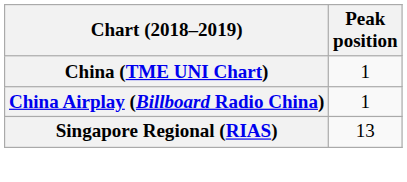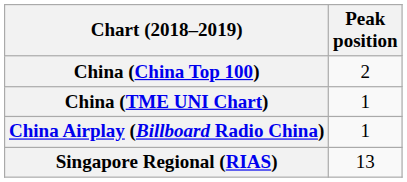+ row: (167, 71)
